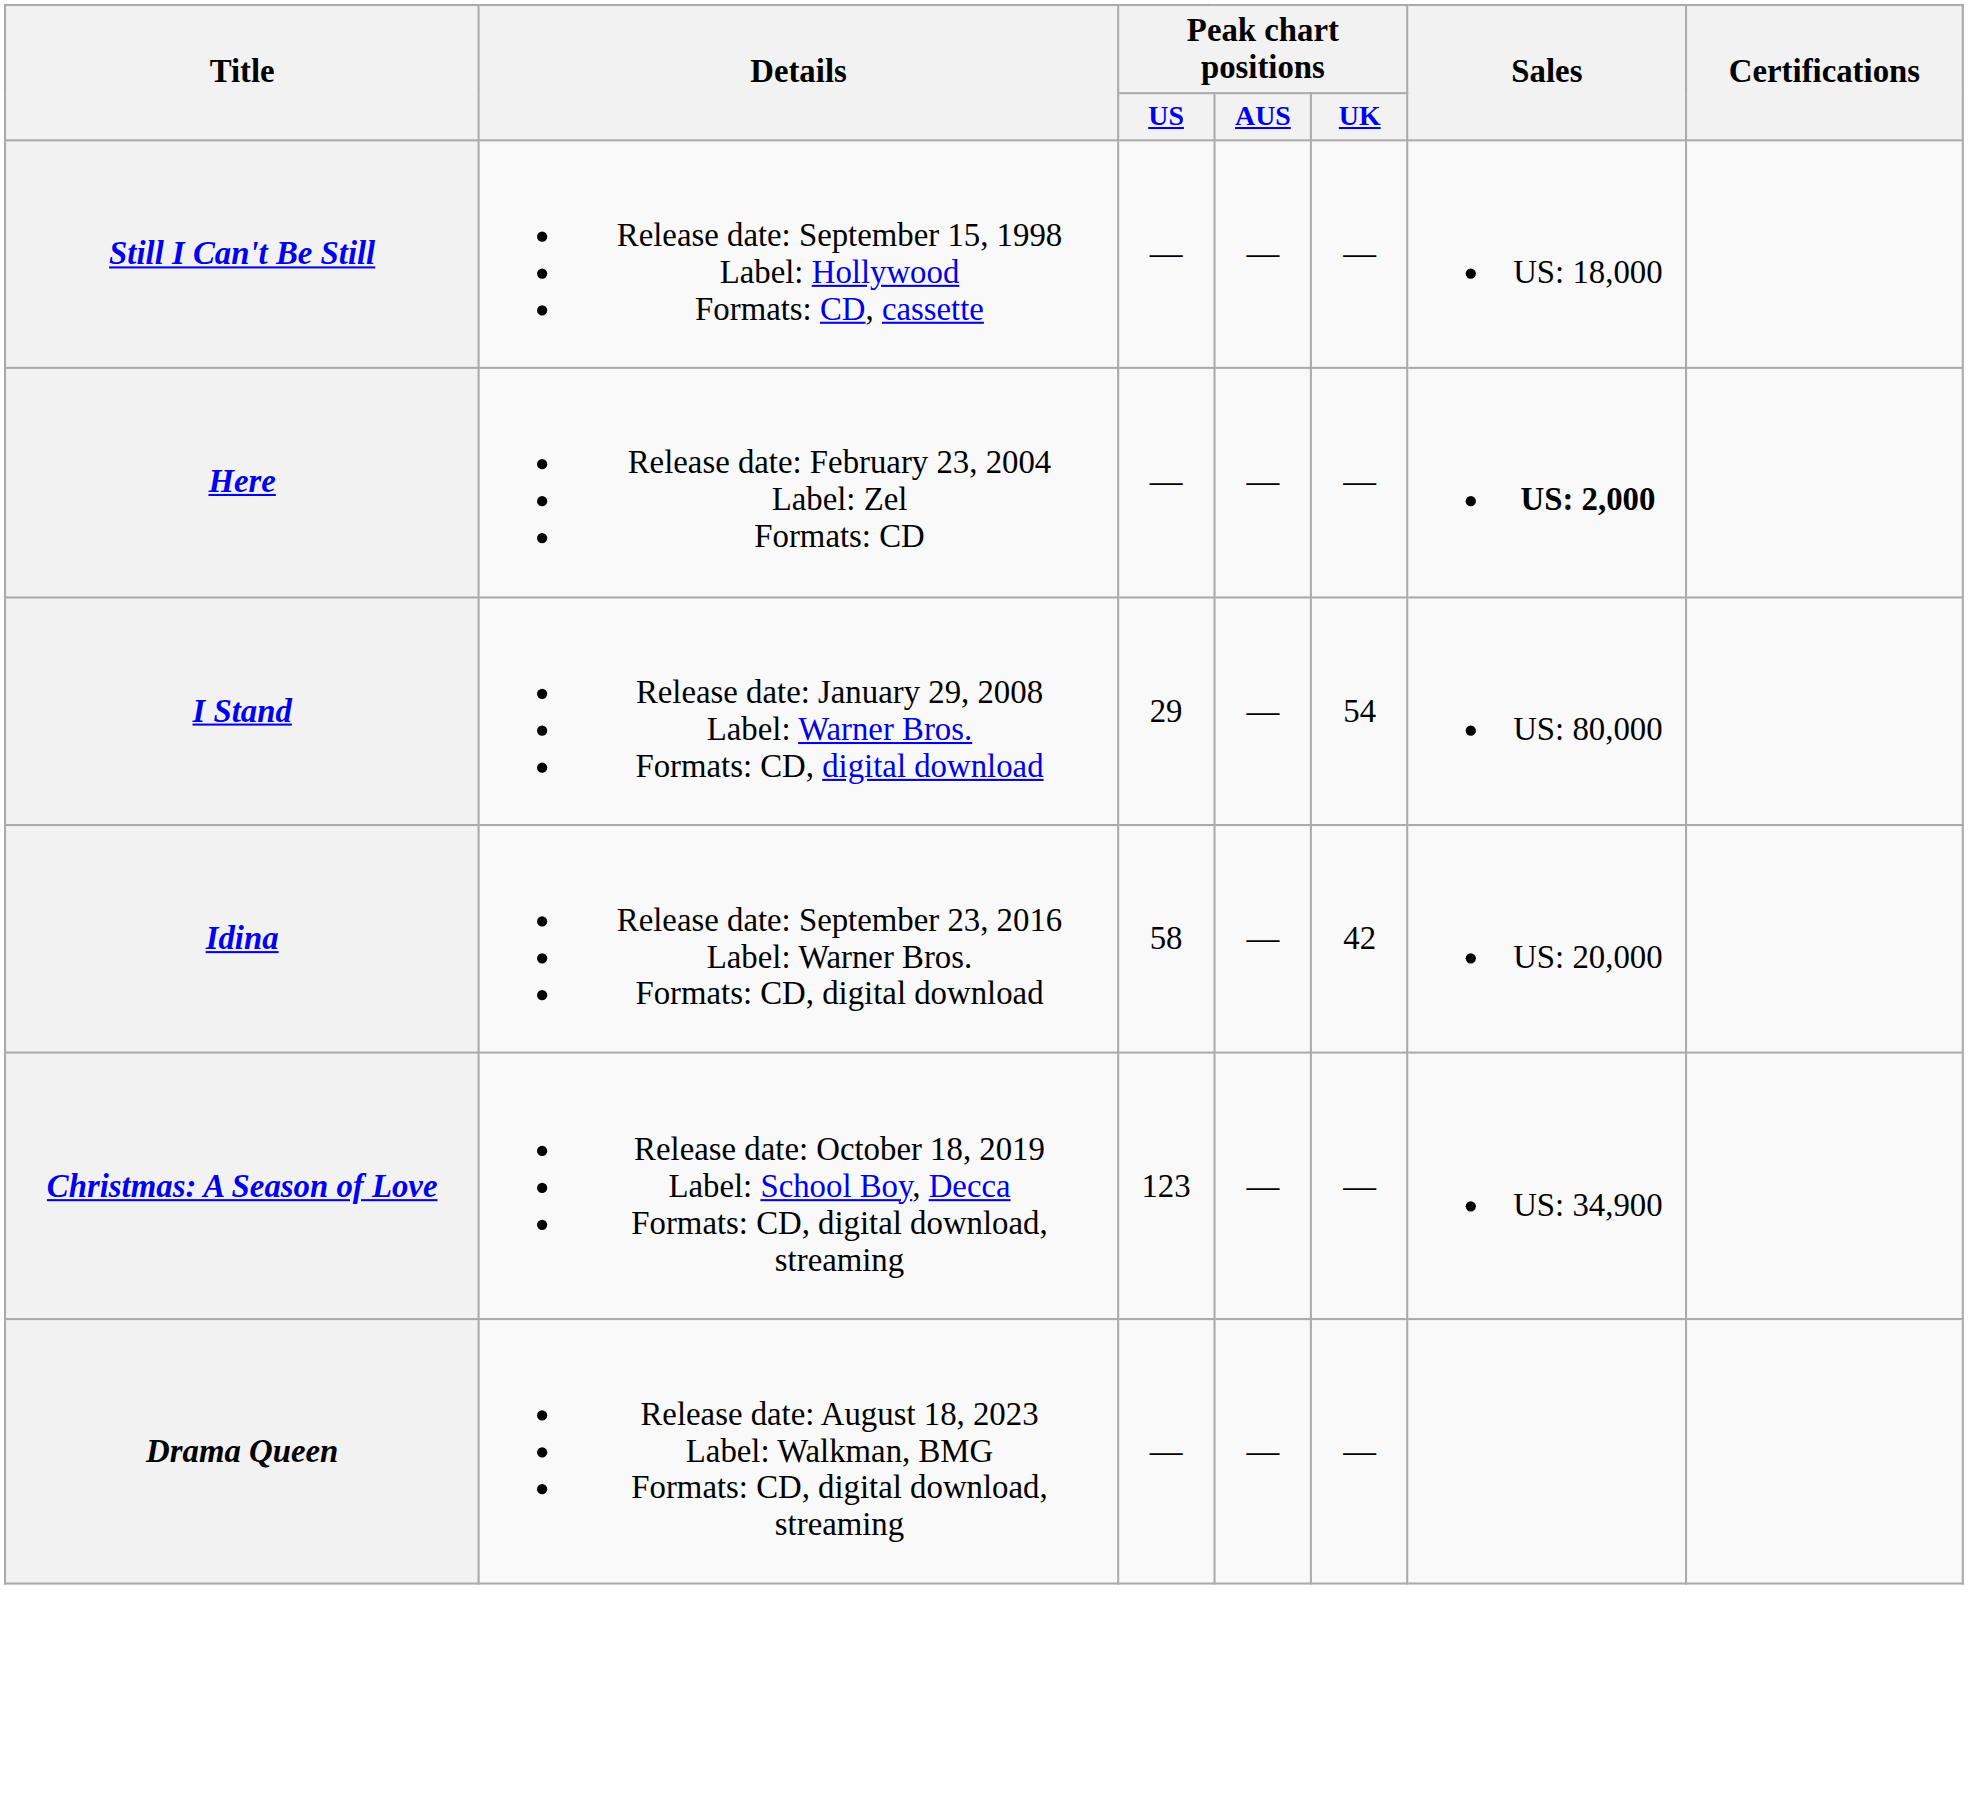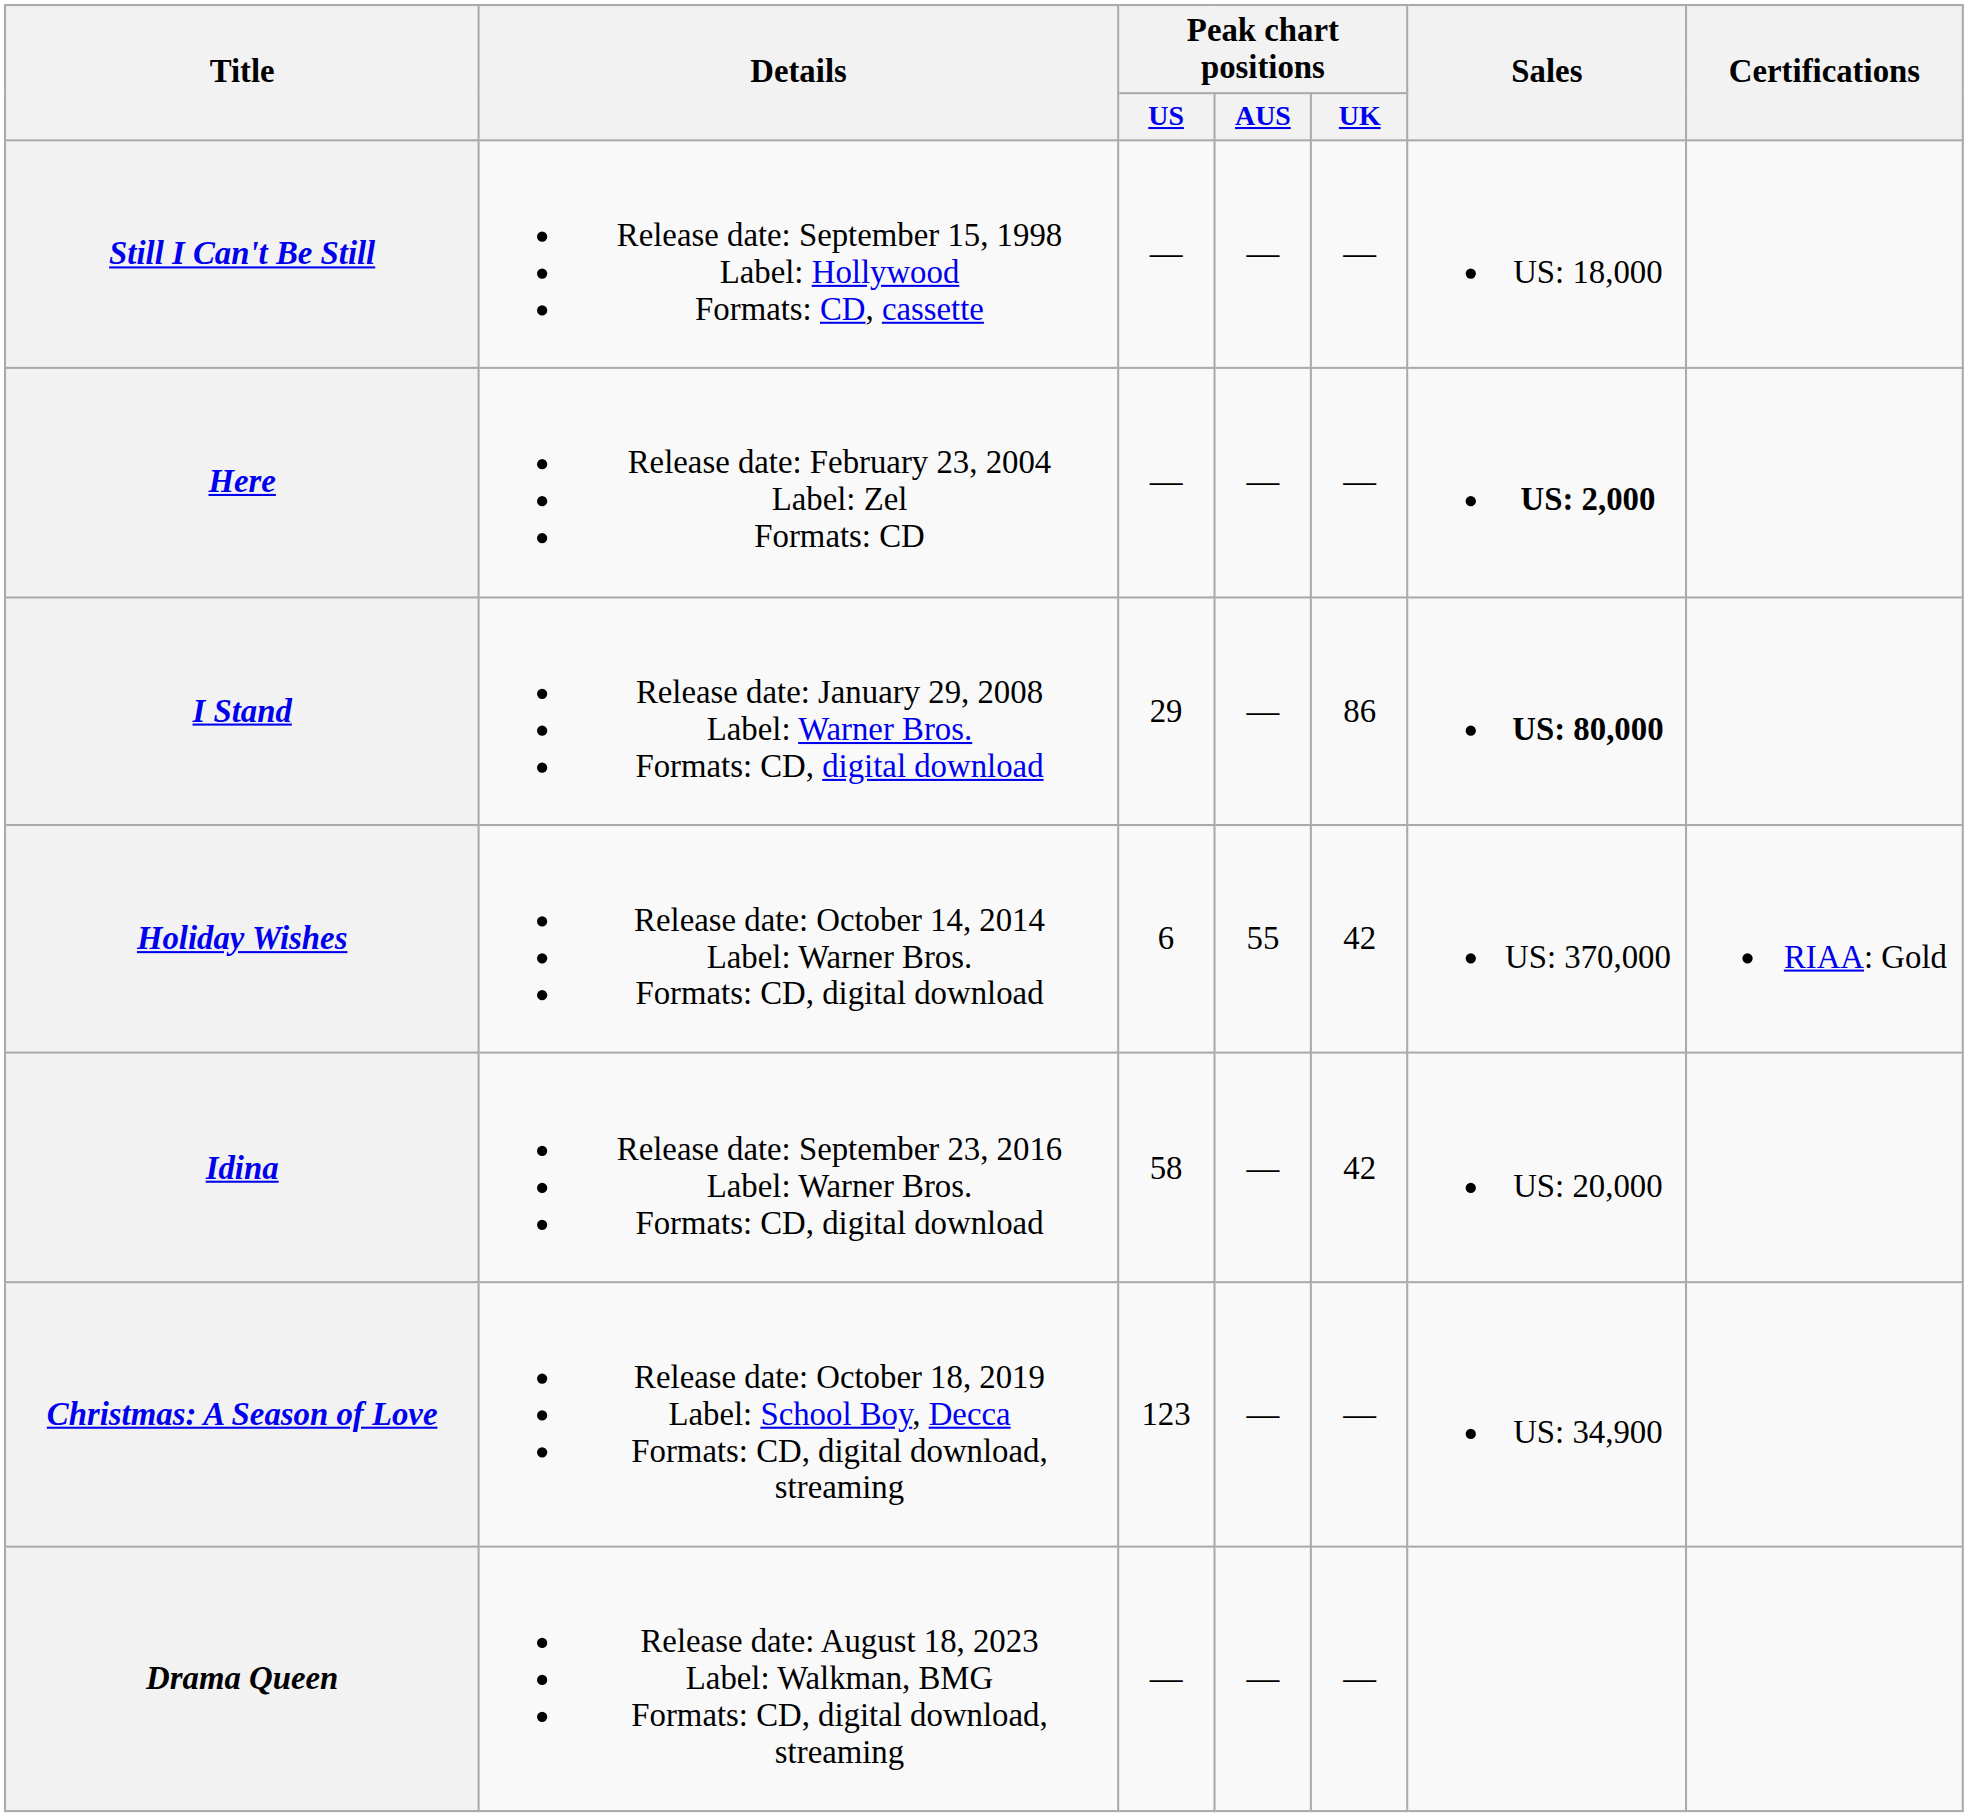(1360, 710) 54 -> (1360, 710) 86
(1547, 729) normal -> (1547, 729) bold
+ row: (242, 938)
